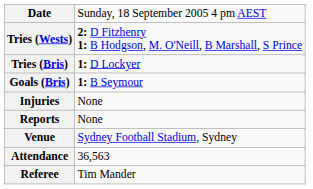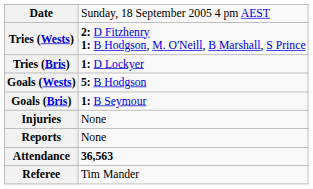+ row: (41, 82)
- row: (40, 138)
(93, 156) normal -> (97, 156) bold
